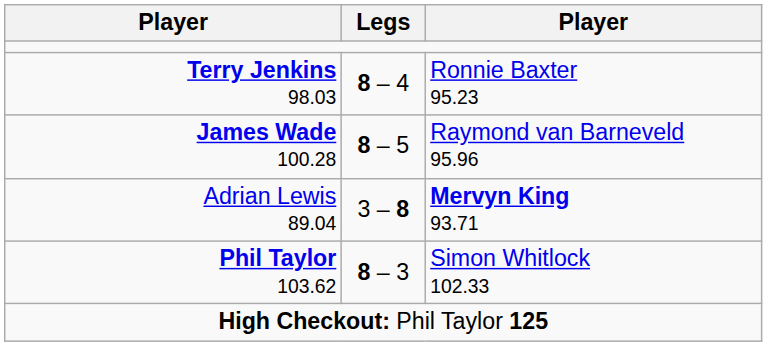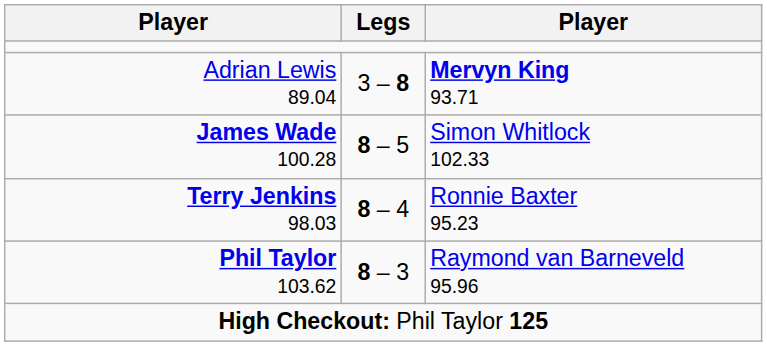rows swapped: (262, 83) <-> (270, 209)
(557, 146) Raymond van Barneveld 95.96 -> (510, 146) Simon Whitlock 102.33
(510, 272) Simon Whitlock 102.33 -> (557, 272) Raymond van Barneveld 95.96
